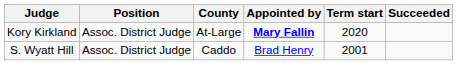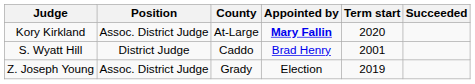(136, 50) Assoc. District Judge -> (154, 50) District Judge
+ row: (51, 69)
